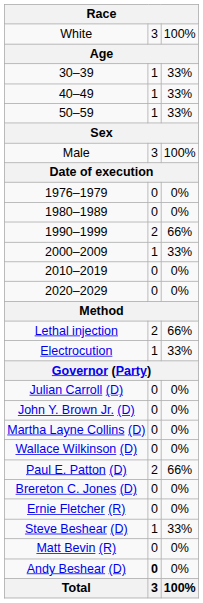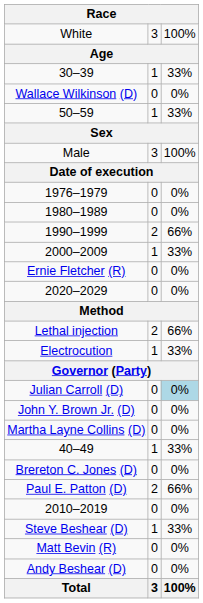rows swapped: (76, 93) <-> (76, 449)
rows swapped: (76, 271) <-> (76, 509)
(180, 390) no background -> (180, 390) lightblue background
rows swapped: (76, 489) <-> (76, 469)
(155, 568) bold -> (155, 568) normal
